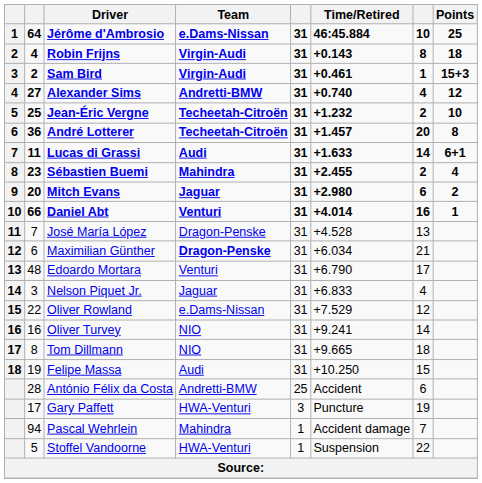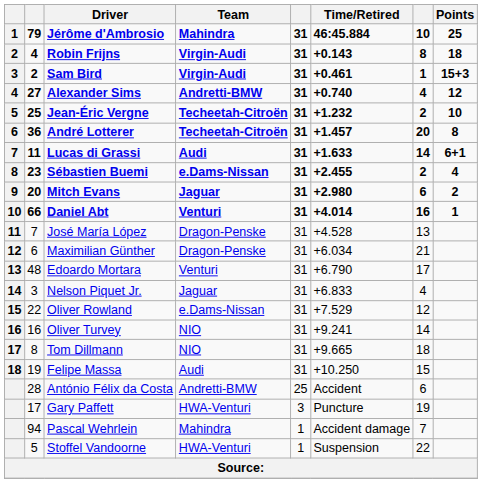(34, 34) 64 -> (34, 34) 79
(224, 34) e.Dams-Nissan -> (207, 34) Mahindra
(207, 172) Mahindra -> (224, 172) e.Dams-Nissan
(225, 251) bold -> (222, 251) normal
